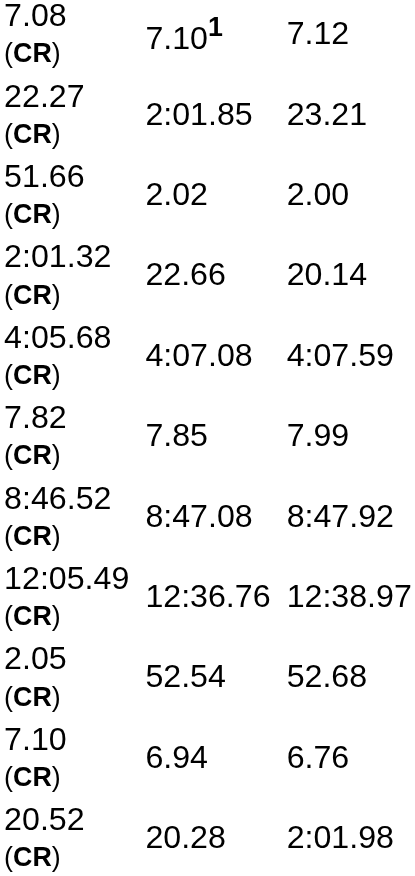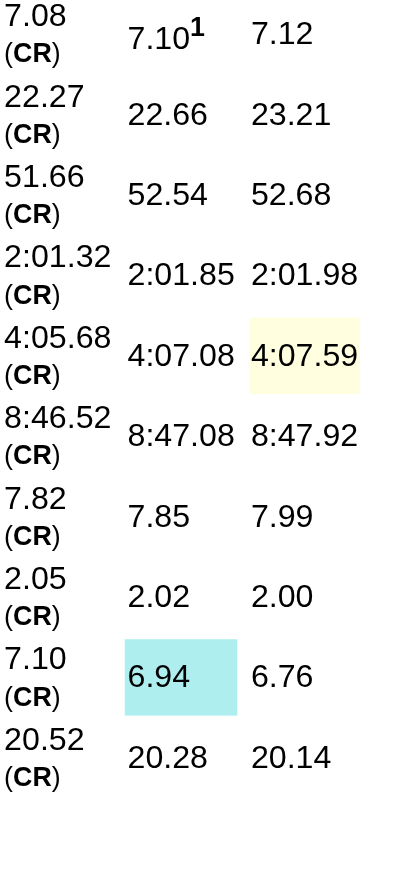(199, 114) 2:01.85 -> (168, 114) 22.66
(177, 194) 2.02 -> (168, 194) 52.54
(318, 194) 2.00 -> (291, 194) 52.68
(186, 274) 22.66 -> (181, 274) 2:01.85
(327, 274) 20.14 -> (305, 274) 2:01.98
(340, 355) no background -> (305, 355) lightyellow background
rows swapped: (58, 516) <-> (35, 435)
- row: (67, 596)
(186, 676) 52.54 -> (159, 596) 2.02
(327, 676) 52.68 -> (282, 596) 2.00
(177, 757) no background -> (159, 676) paleturquoise background
(340, 837) 2:01.98 -> (291, 757) 20.14
